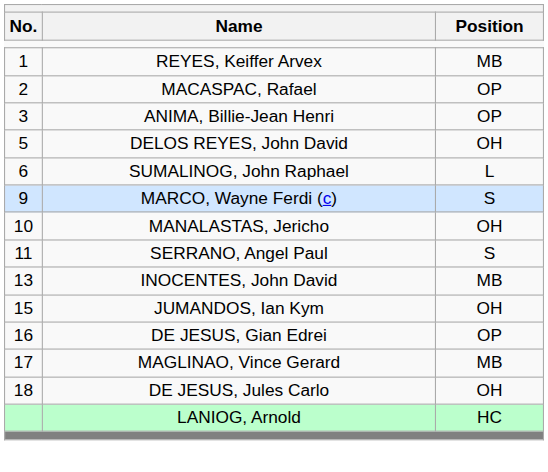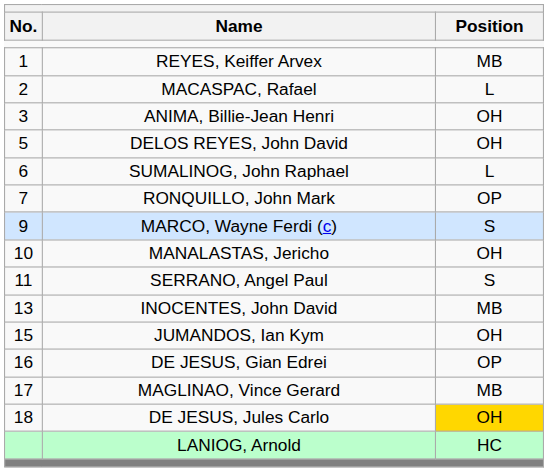(490, 88) OP -> (490, 88) L
(490, 116) OP -> (490, 116) OH
+ row: (23, 198)
(490, 390) no background -> (490, 417) gold background
